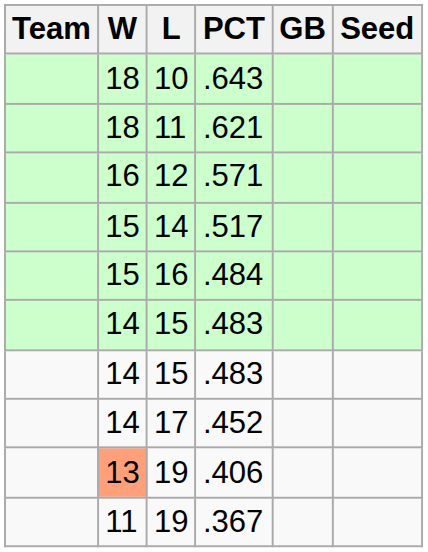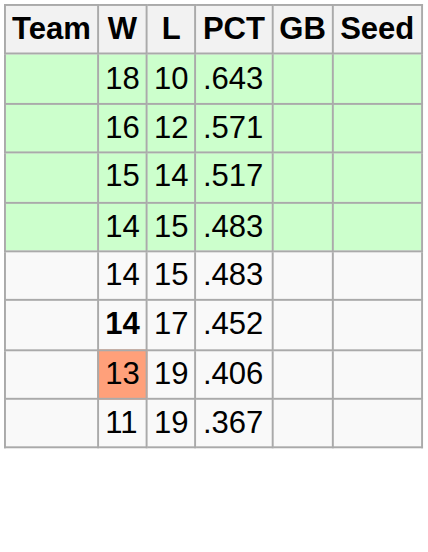- row: (170, 127)
- row: (171, 275)
(122, 422) normal -> (122, 324) bold
